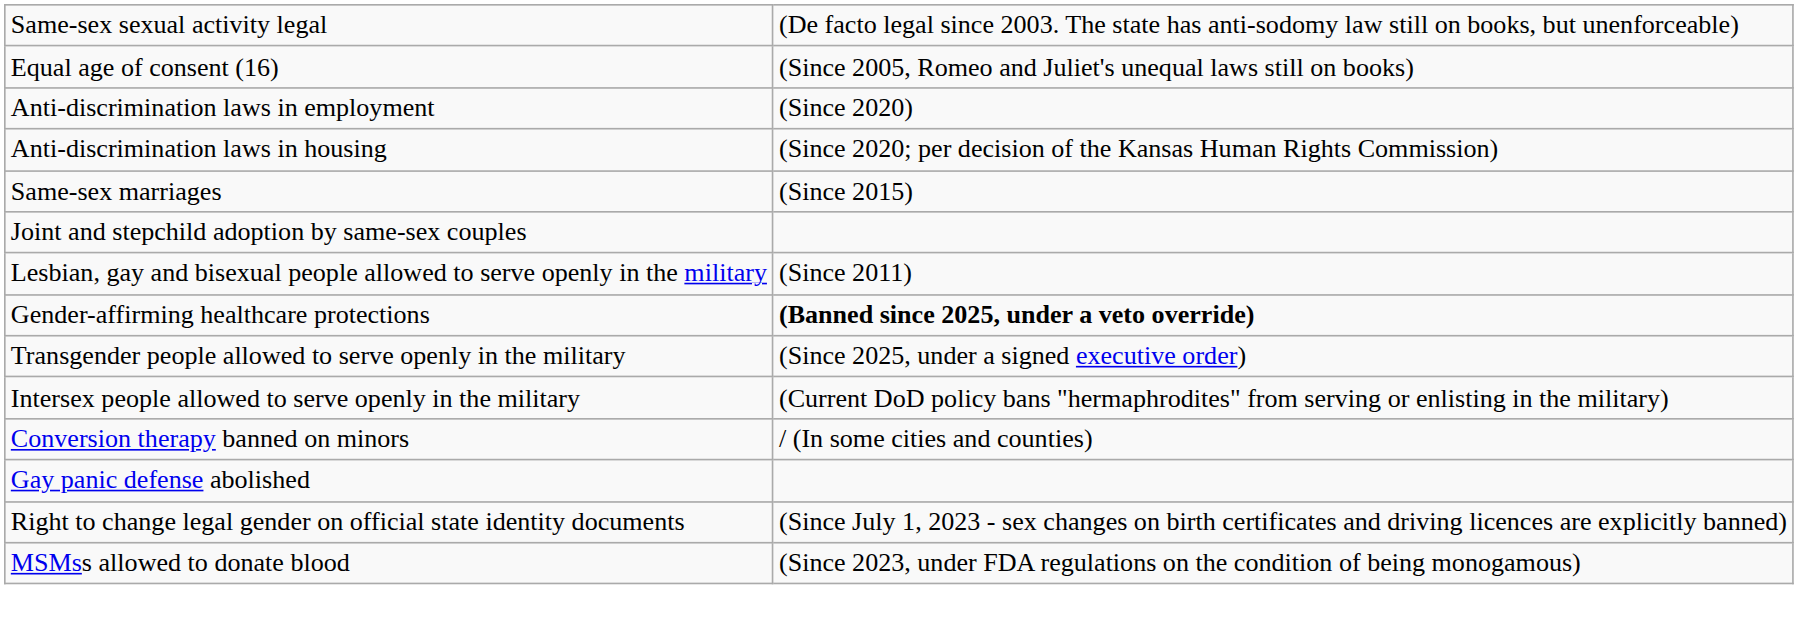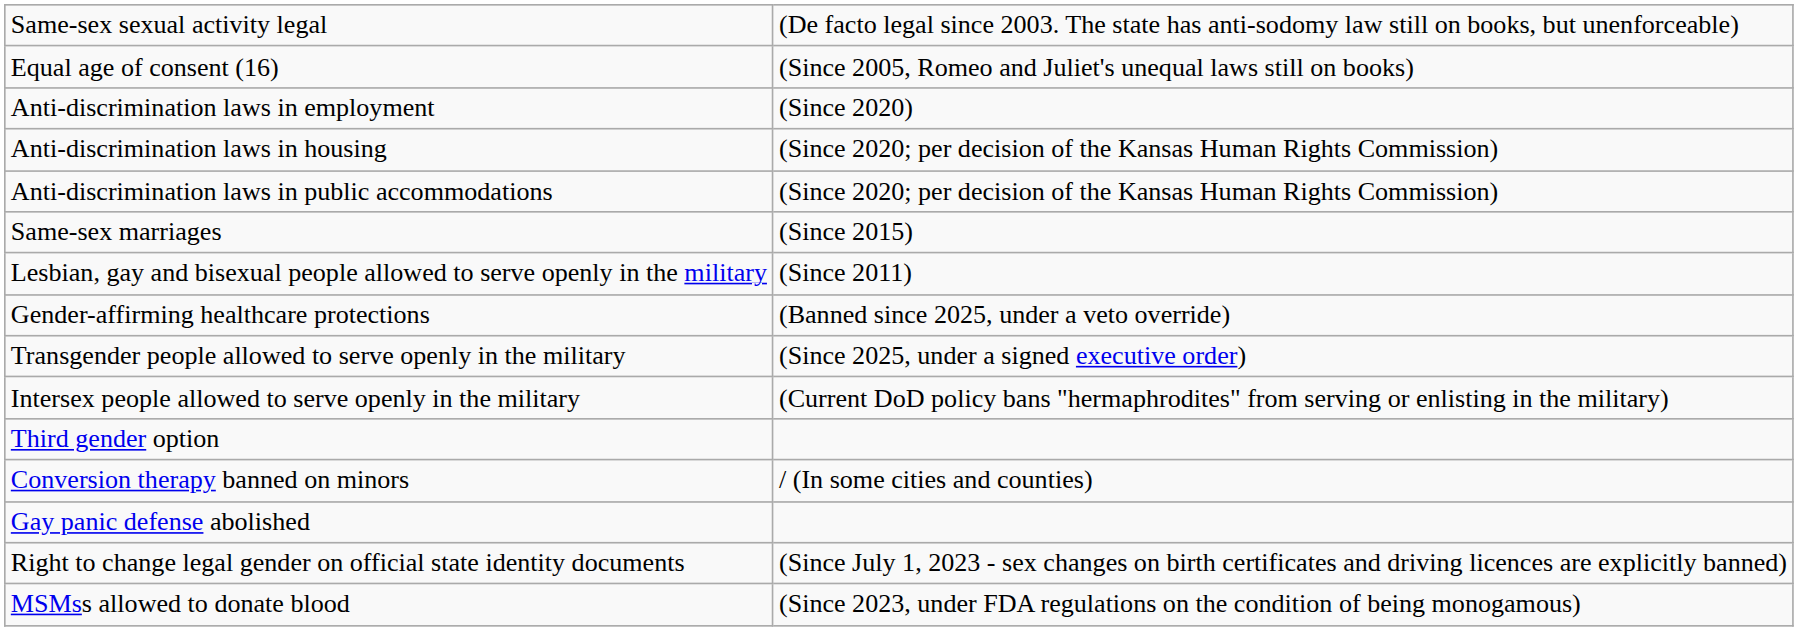+ row: (282, 190)
- row: (269, 231)
(1017, 314) bold -> (1005, 314) normal
+ row: (115, 438)
